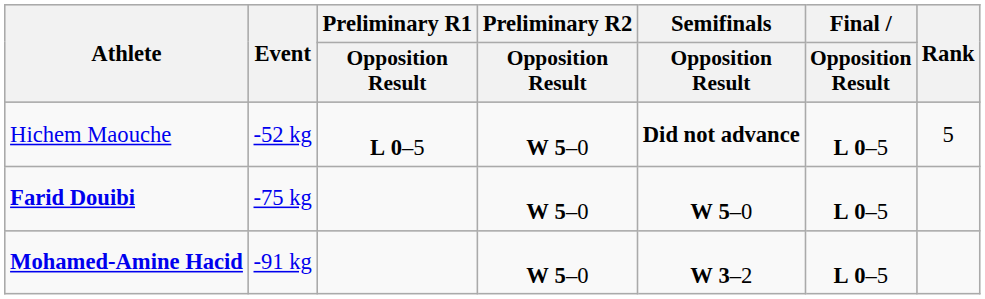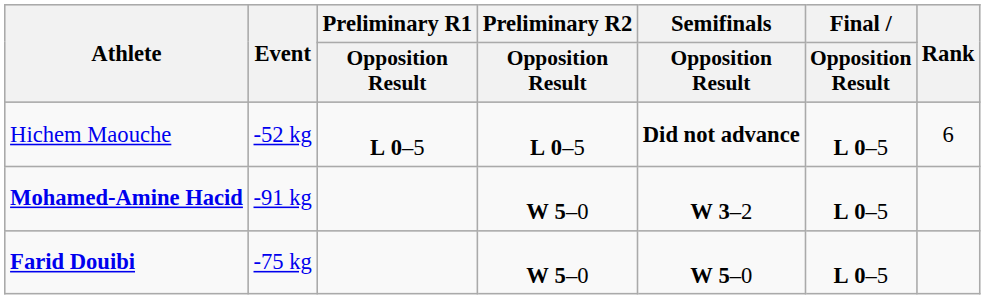(557, 147) W 5–0 -> (557, 147) L 0–5
(948, 134) 5 -> (948, 134) 6
rows swapped: (73, 198) <-> (126, 262)
